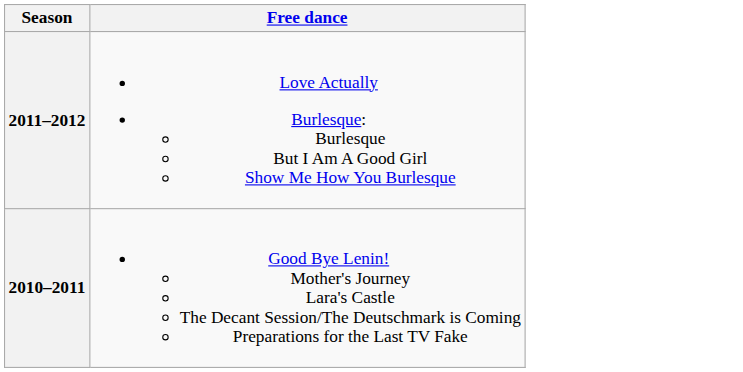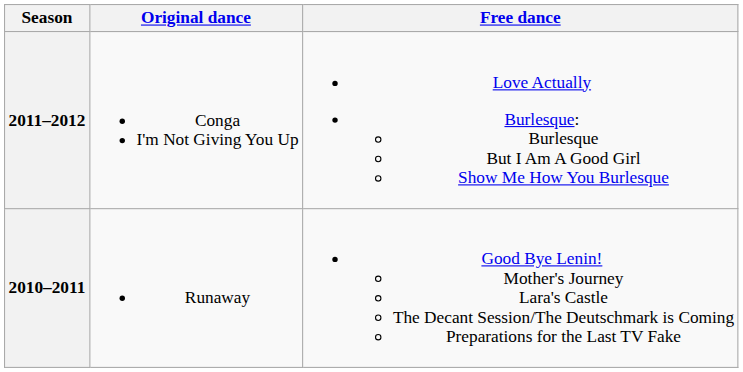+ column: (196, 18)
